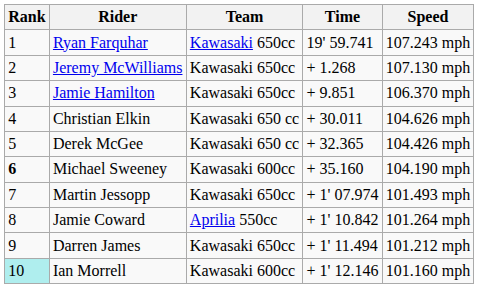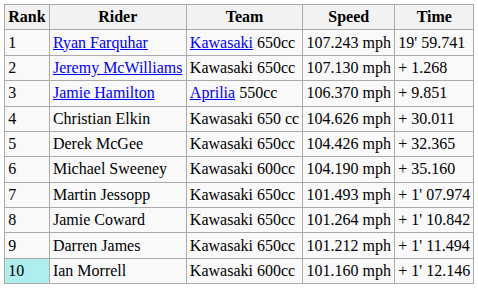columns swapped: (342, 17) <-> (428, 17)
(242, 93) Kawasaki 650cc -> (234, 93) Aprilia 550cc
(244, 144) Kawasaki 650 cc -> (242, 144) Kawasaki 650cc
(12, 169) bold -> (12, 169) normal
(234, 220) Aprilia 550cc -> (242, 220) Kawasaki 650cc
